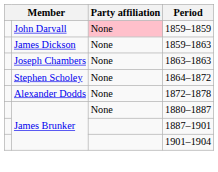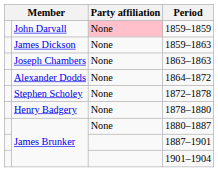(48, 77) Stephen Scholey -> (50, 77) Alexander Dodds
(50, 93) Alexander Dodds -> (48, 93) Stephen Scholey
+ row: (188, 110)
